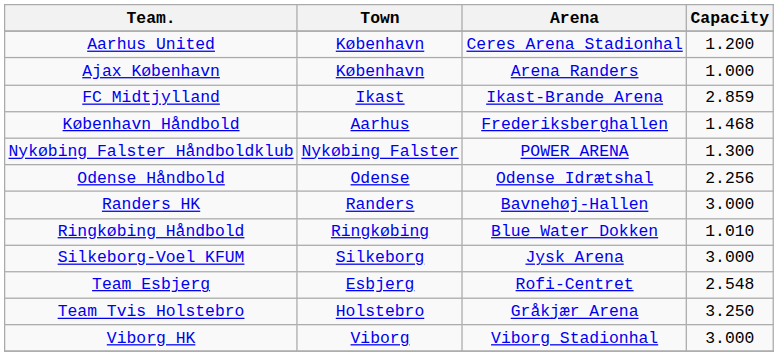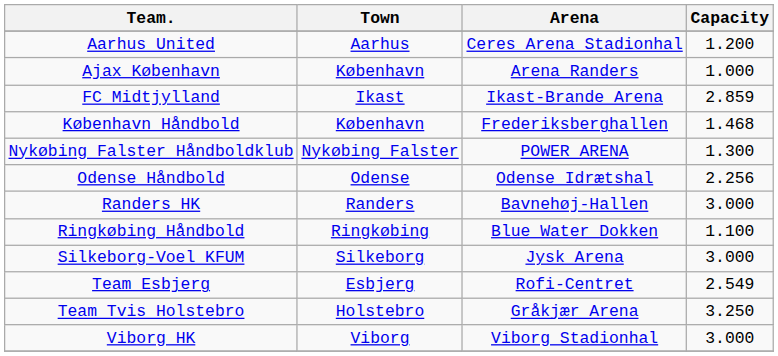(380, 45) København -> (380, 45) Aarhus
(380, 125) Aarhus -> (380, 125) København
(730, 232) 1.010 -> (730, 232) 1.100
(730, 285) 2.548 -> (730, 285) 2.549
